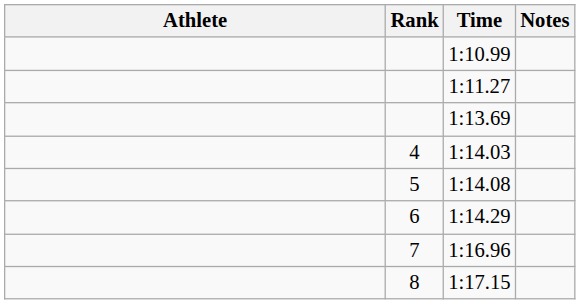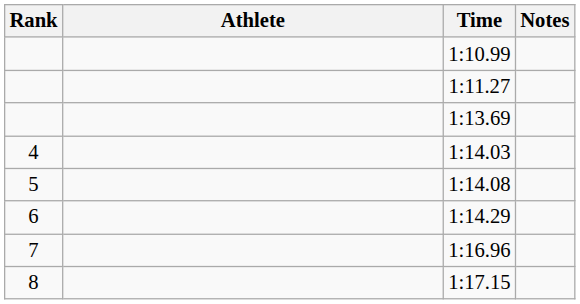columns swapped: (415, 20) <-> (195, 20)
